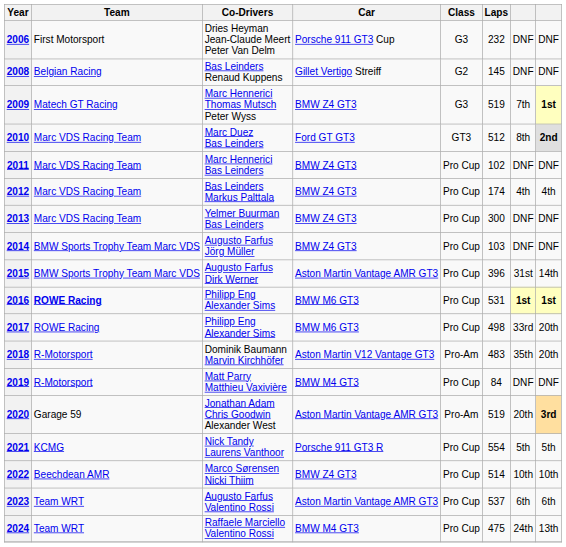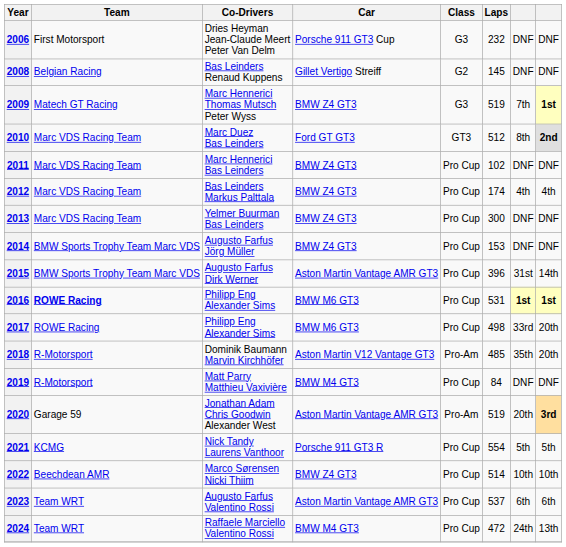(496, 247) 103 -> (496, 247) 153
(496, 355) 483 -> (496, 355) 485
(496, 529) 475 -> (496, 529) 472
